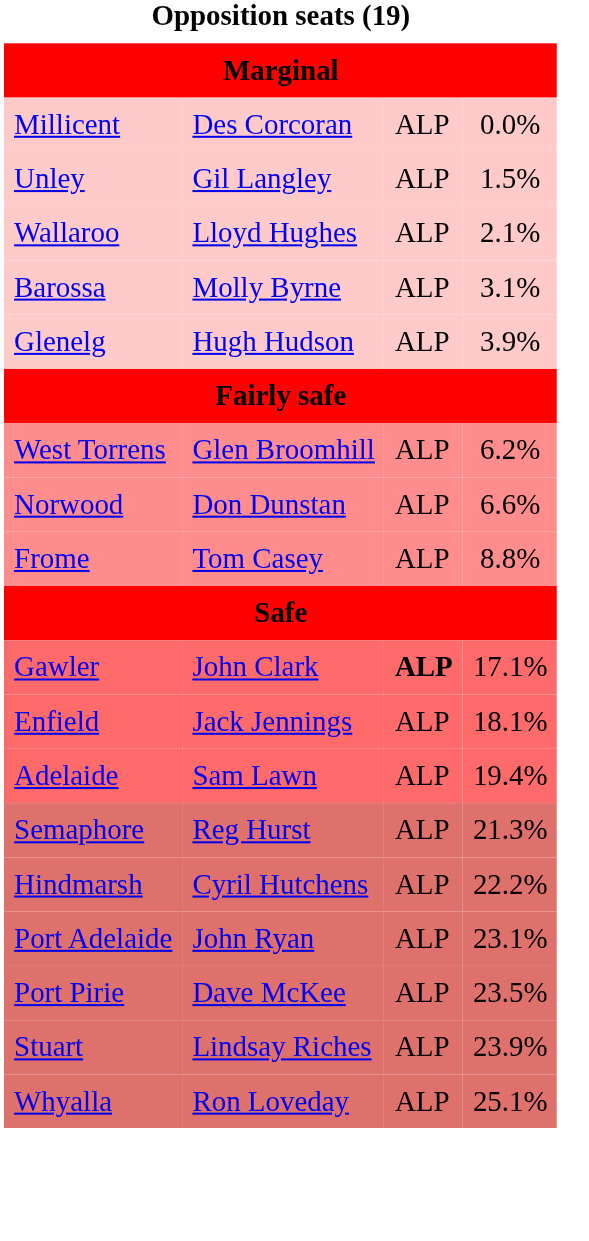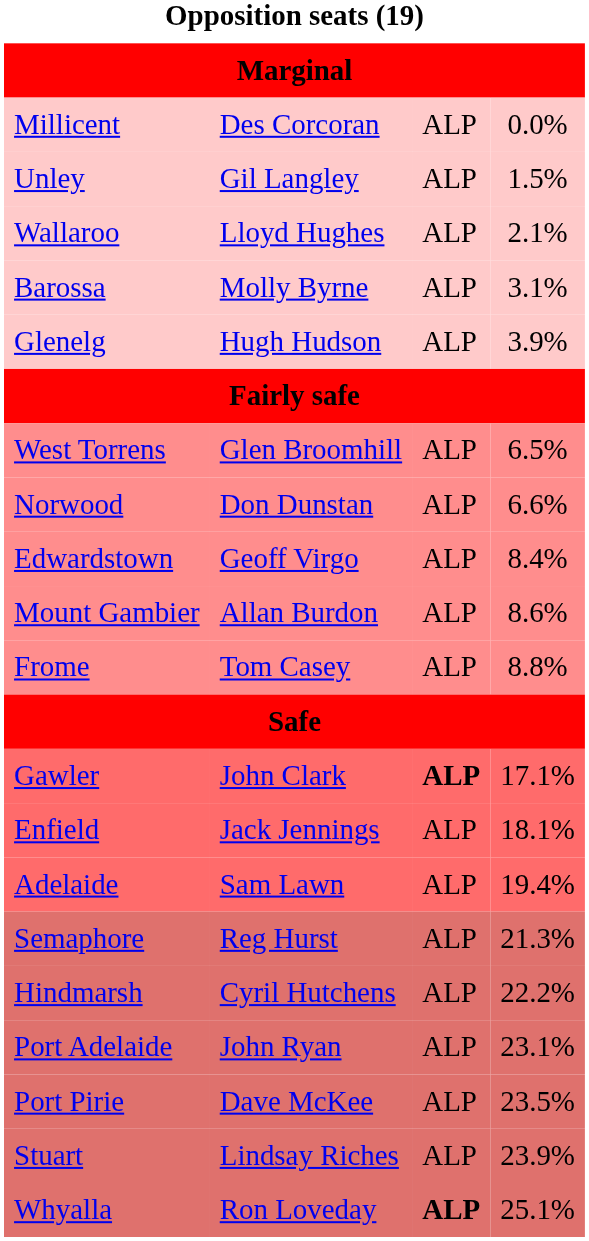(510, 449) 6.2% -> (538, 449) 6.5%
+ row: (94, 557)
+ row: (107, 612)
(422, 1100) normal -> (451, 1209) bold
